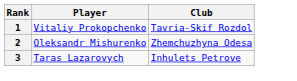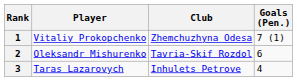+ column: (274, 17)
(201, 27) Tavria-Skif Rozdol -> (201, 38) Zhemchuzhyna Odesa
(201, 42) Zhemchuzhyna Odesa -> (201, 53) Tavria-Skif Rozdol
